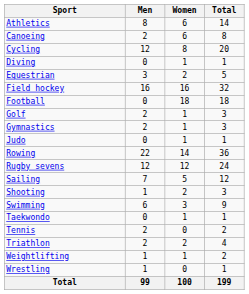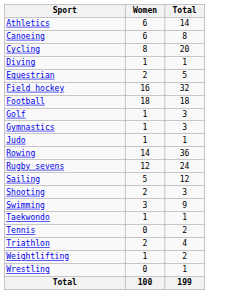- column: (145, 11)
